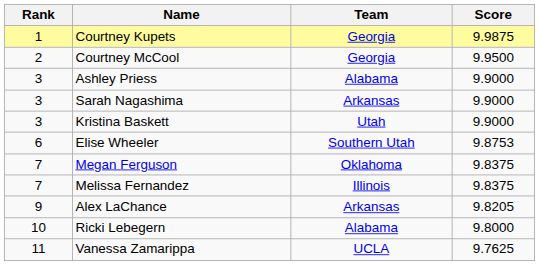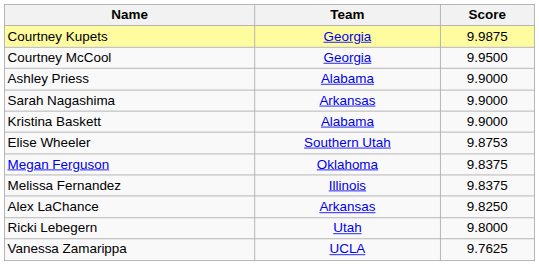- column: (38, 15)
(371, 121) Utah -> (347, 121) Alabama
(493, 206) 9.8205 -> (487, 206) 9.8250
(371, 228) Alabama -> (347, 228) Utah
